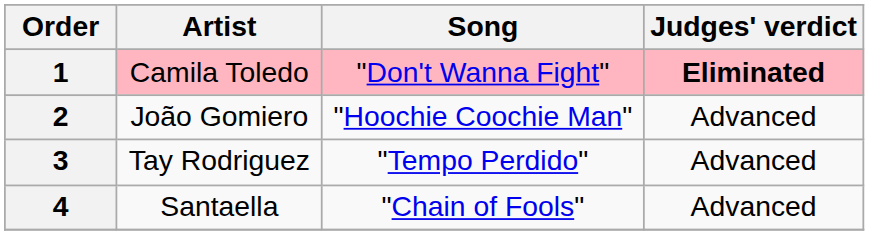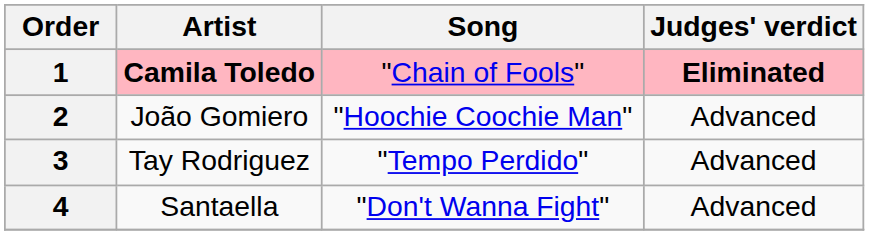(219, 71) normal -> (219, 71) bold
(483, 71) "Don't Wanna Fight" -> (483, 71) "Chain of Fools"
(483, 206) "Chain of Fools" -> (483, 206) "Don't Wanna Fight"
